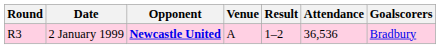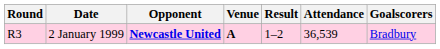(231, 33) normal -> (231, 33) bold
(321, 33) 36,536 -> (321, 33) 36,539
